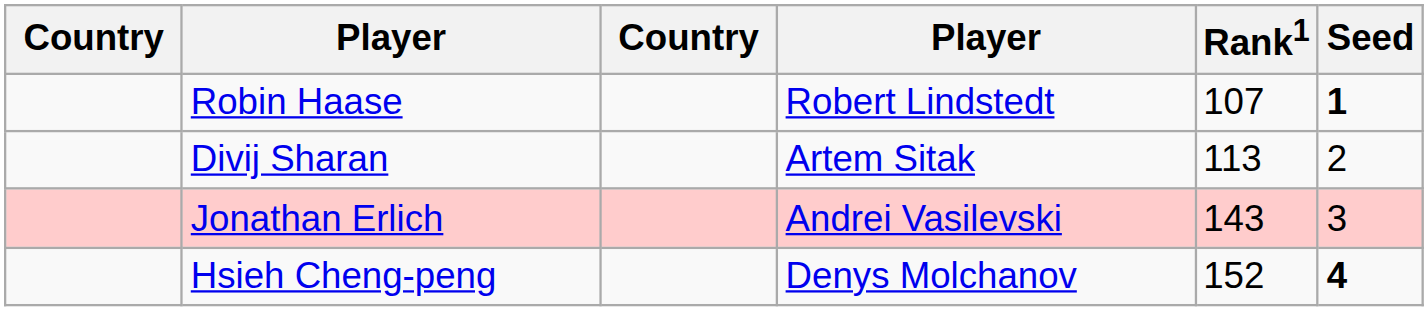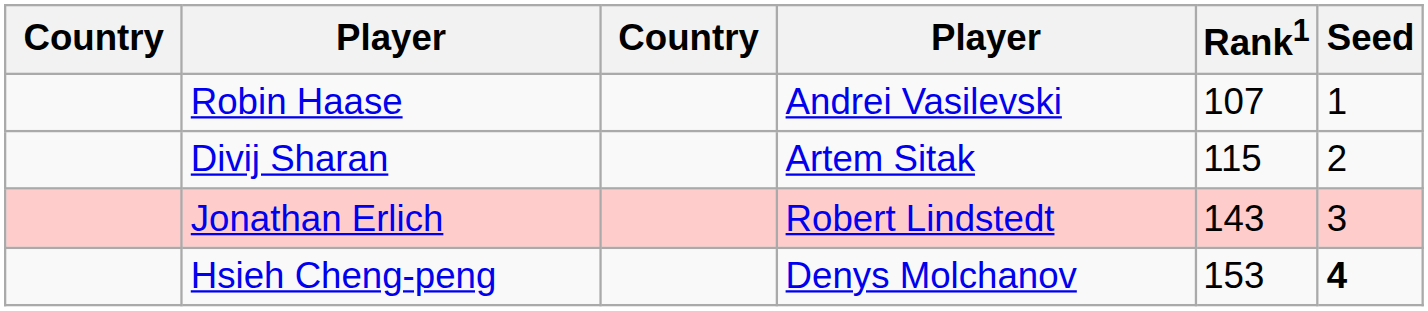(920, 101) Robert Lindstedt -> (924, 101) Andrei Vasilevski
(1337, 101) bold -> (1337, 101) normal
(1232, 159) 113 -> (1232, 159) 115
(924, 217) Andrei Vasilevski -> (920, 217) Robert Lindstedt
(1234, 275) 152 -> (1234, 275) 153
